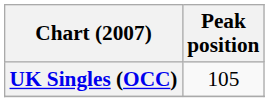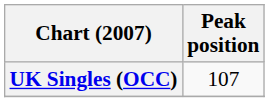(223, 79) 105 -> (223, 79) 107
